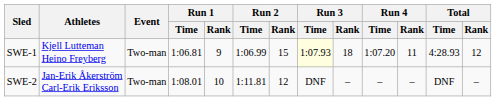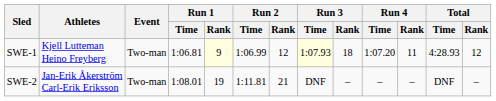(219, 53) no background -> (219, 53) lightyellow background
(283, 53) 15 -> (283, 53) 12
(219, 82) 10 -> (219, 82) 19
(283, 82) 12 -> (283, 82) 21
